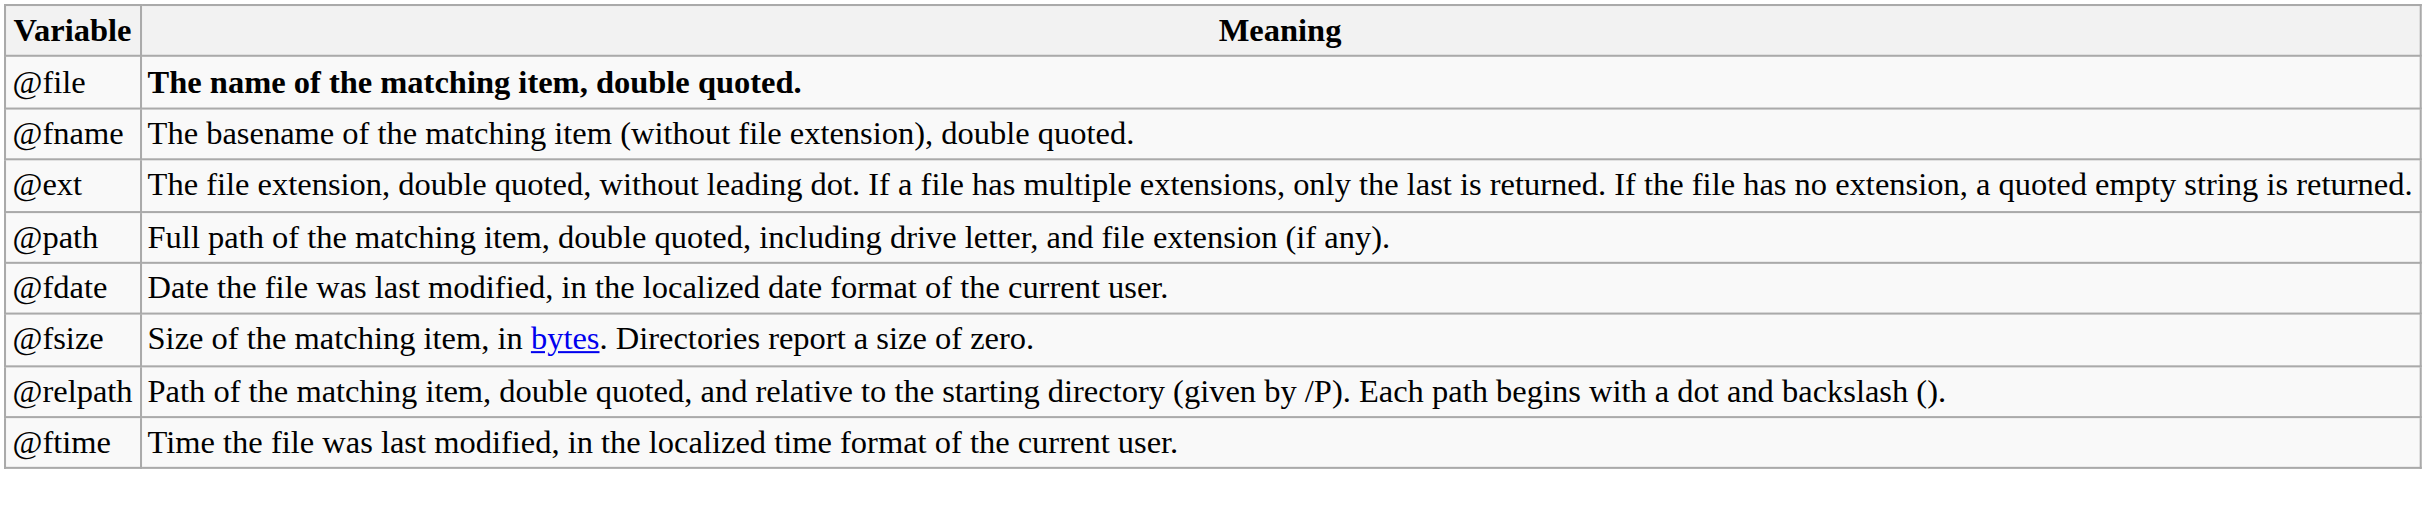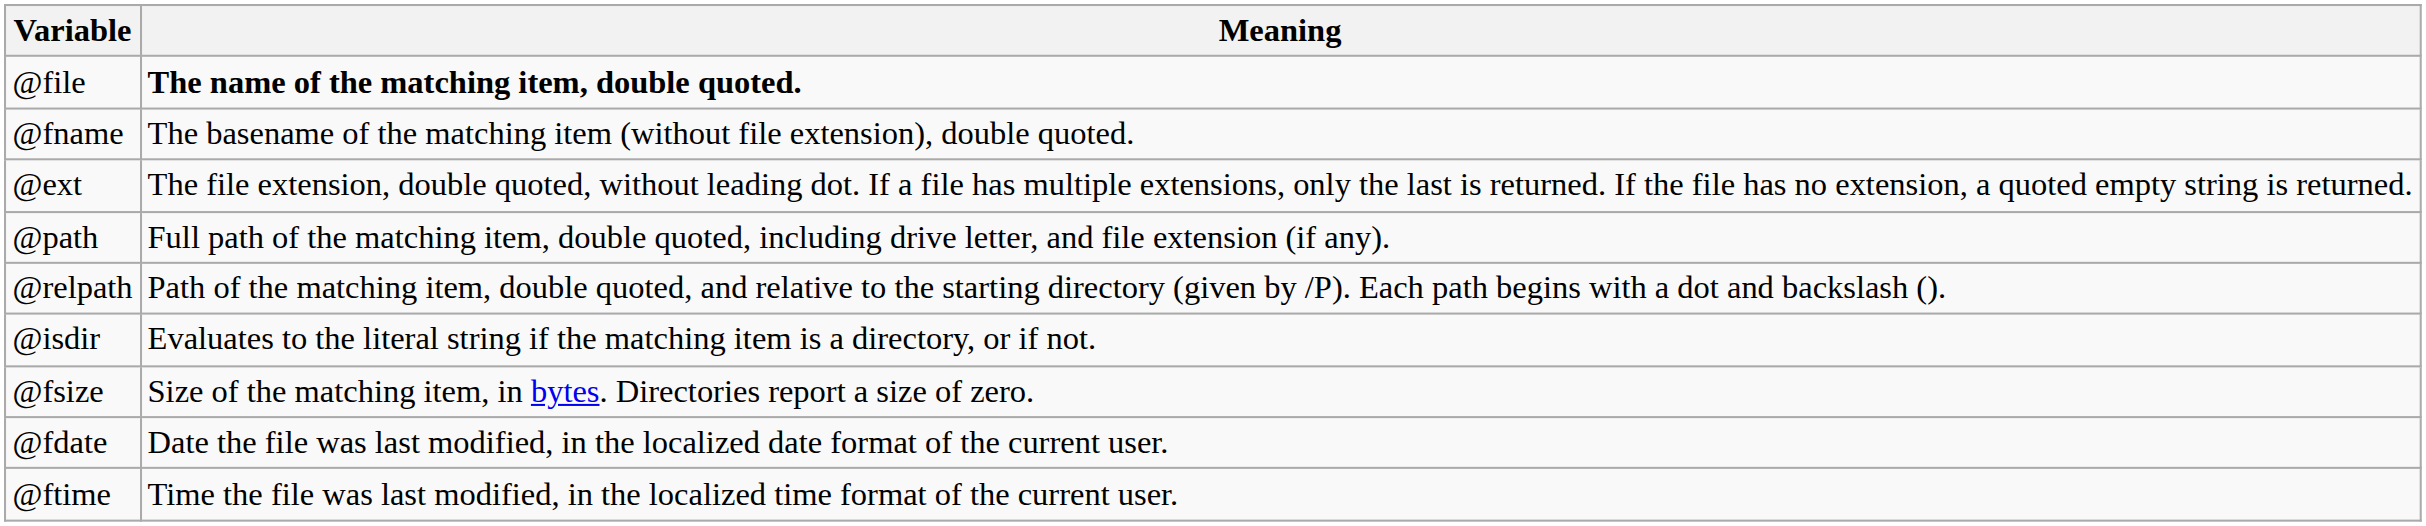rows swapped: (73, 390) <-> (60, 287)
+ row: (56, 339)
